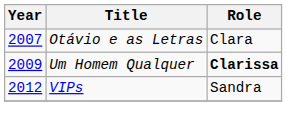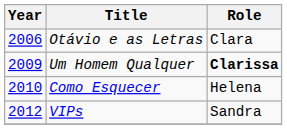(25, 40) 2007 -> (25, 40) 2006
+ row: (105, 88)
